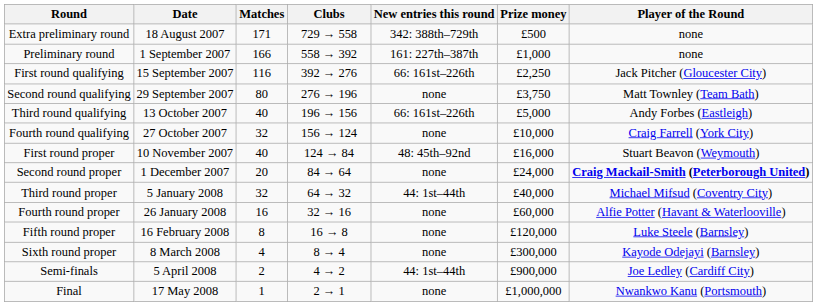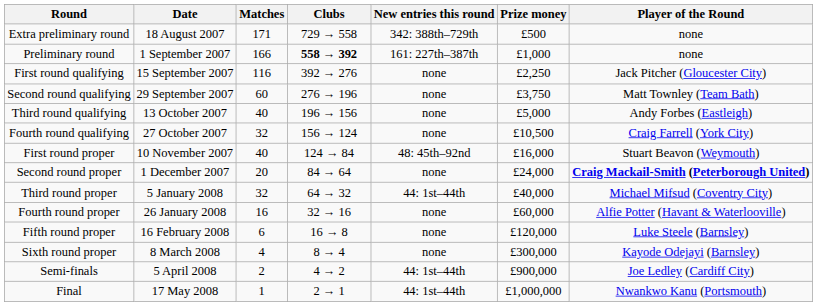(329, 53) normal -> (329, 53) bold
(434, 73) 66: 161st–226th -> (434, 73) none
(262, 93) 80 -> (262, 93) 60
(434, 113) 66: 161st–226th -> (434, 113) none
(533, 133) £10,000 -> (533, 133) £10,500
(262, 232) 8 -> (262, 232) 6
(434, 291) none -> (434, 291) 44: 1st–44th
